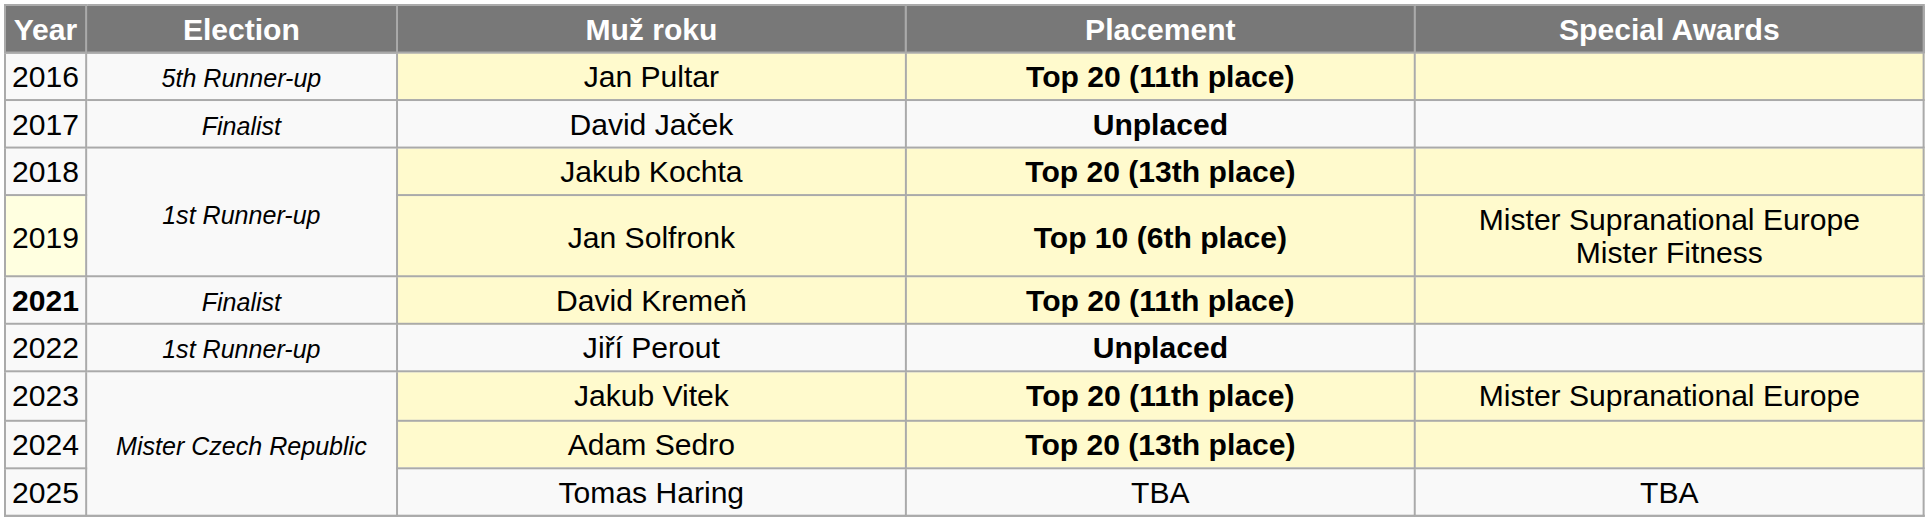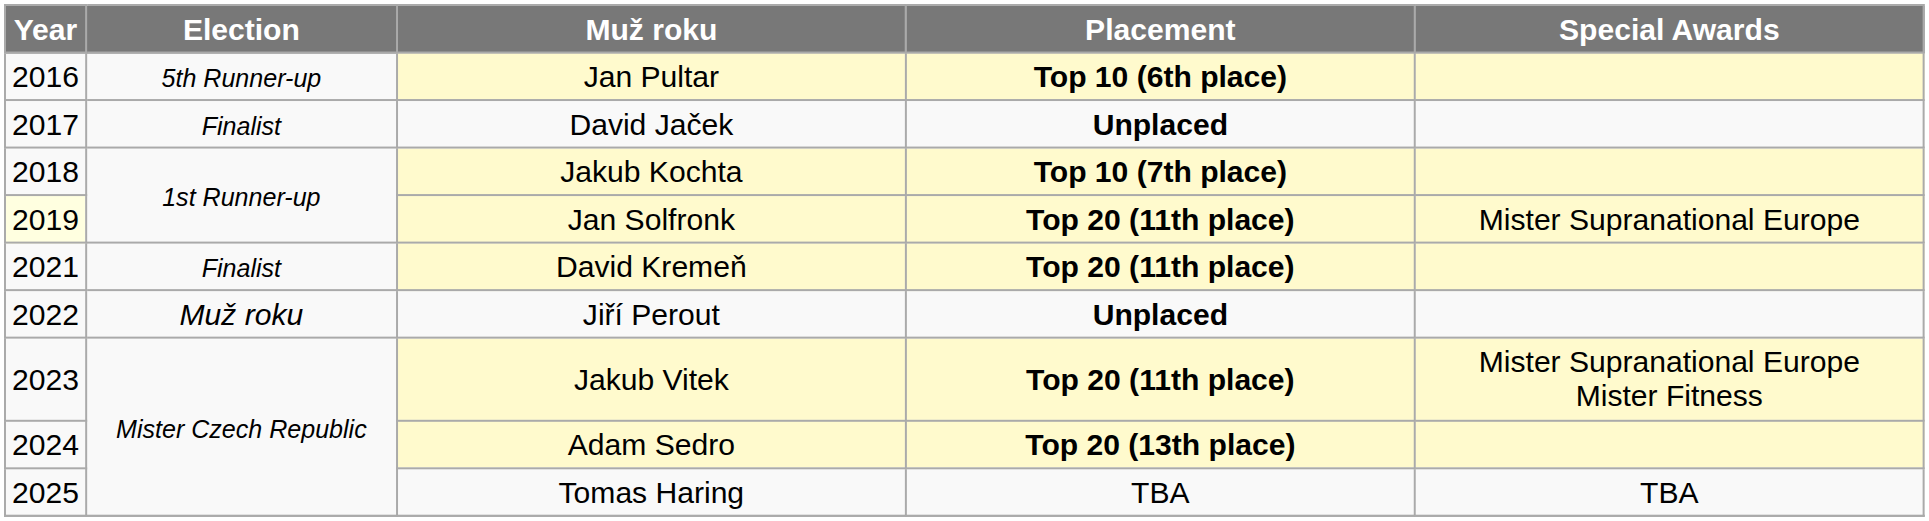(1160, 77) Top 20 (11th place) -> (1160, 77) Top 10 (6th place)
(1160, 172) Top 20 (13th place) -> (1160, 172) Top 10 (7th place)
(1160, 236) Top 10 (6th place) -> (1160, 220) Top 20 (11th place)
(1669, 236) Mister Supranational Europe Mister Fitness -> (1669, 220) Mister Supranational Europe
(45, 301) bold -> (45, 267) normal
(241, 351) 1st Runner-up -> (241, 315) Muž roku
(1669, 396) Mister Supranational Europe -> (1669, 379) Mister Supranational Europe Mister Fitness
